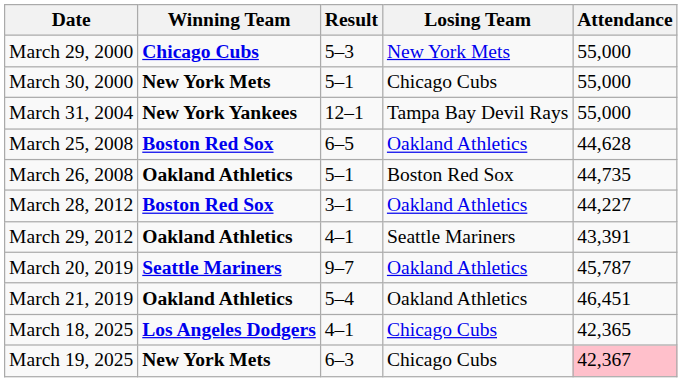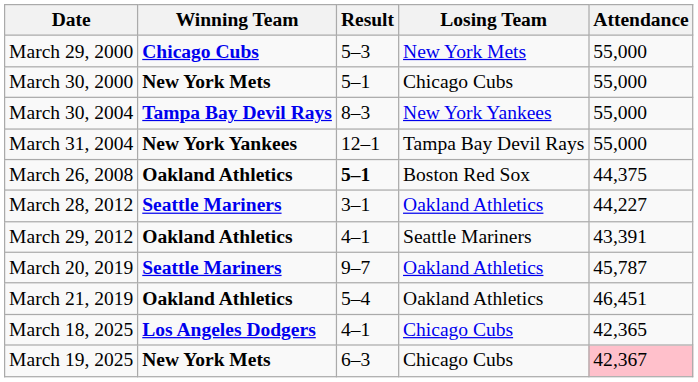+ row: (71, 112)
- row: (71, 143)
(339, 174) normal -> (356, 174) bold
(604, 174) 44,735 -> (620, 174) 44,375
(208, 205) Boston Red Sox -> (212, 205) Seattle Mariners
